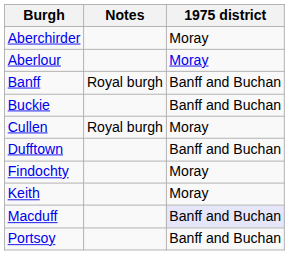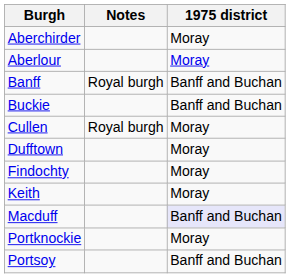(225, 149) Banff and Buchan -> (190, 149) Moray
+ row: (44, 238)
